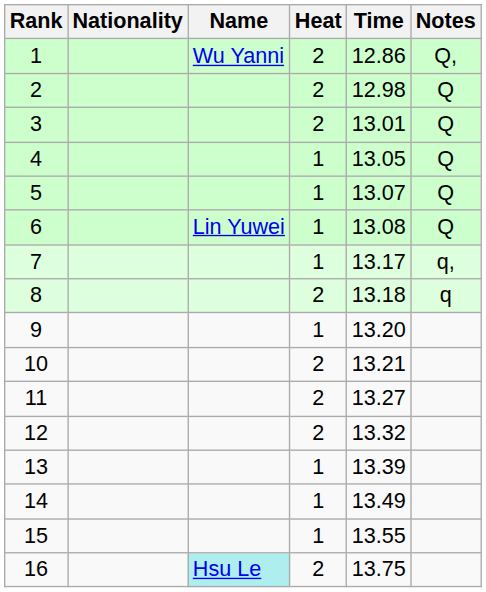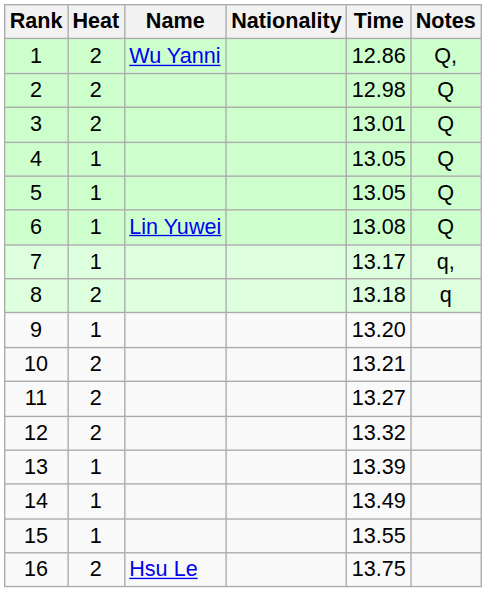columns swapped: (318, 21) <-> (128, 21)
(379, 192) 13.07 -> (379, 192) 13.05
(227, 569) paleturquoise background -> (163, 569) no background
